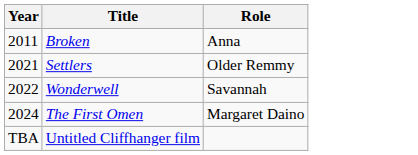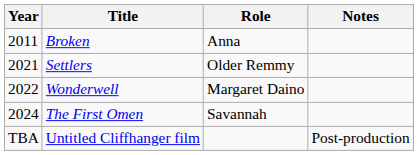+ column: (361, 16)
(237, 89) Savannah -> (256, 89) Margaret Daino
(256, 114) Margaret Daino -> (237, 114) Savannah
